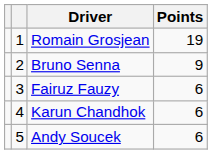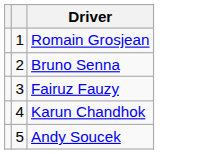- column: (180, 16)
